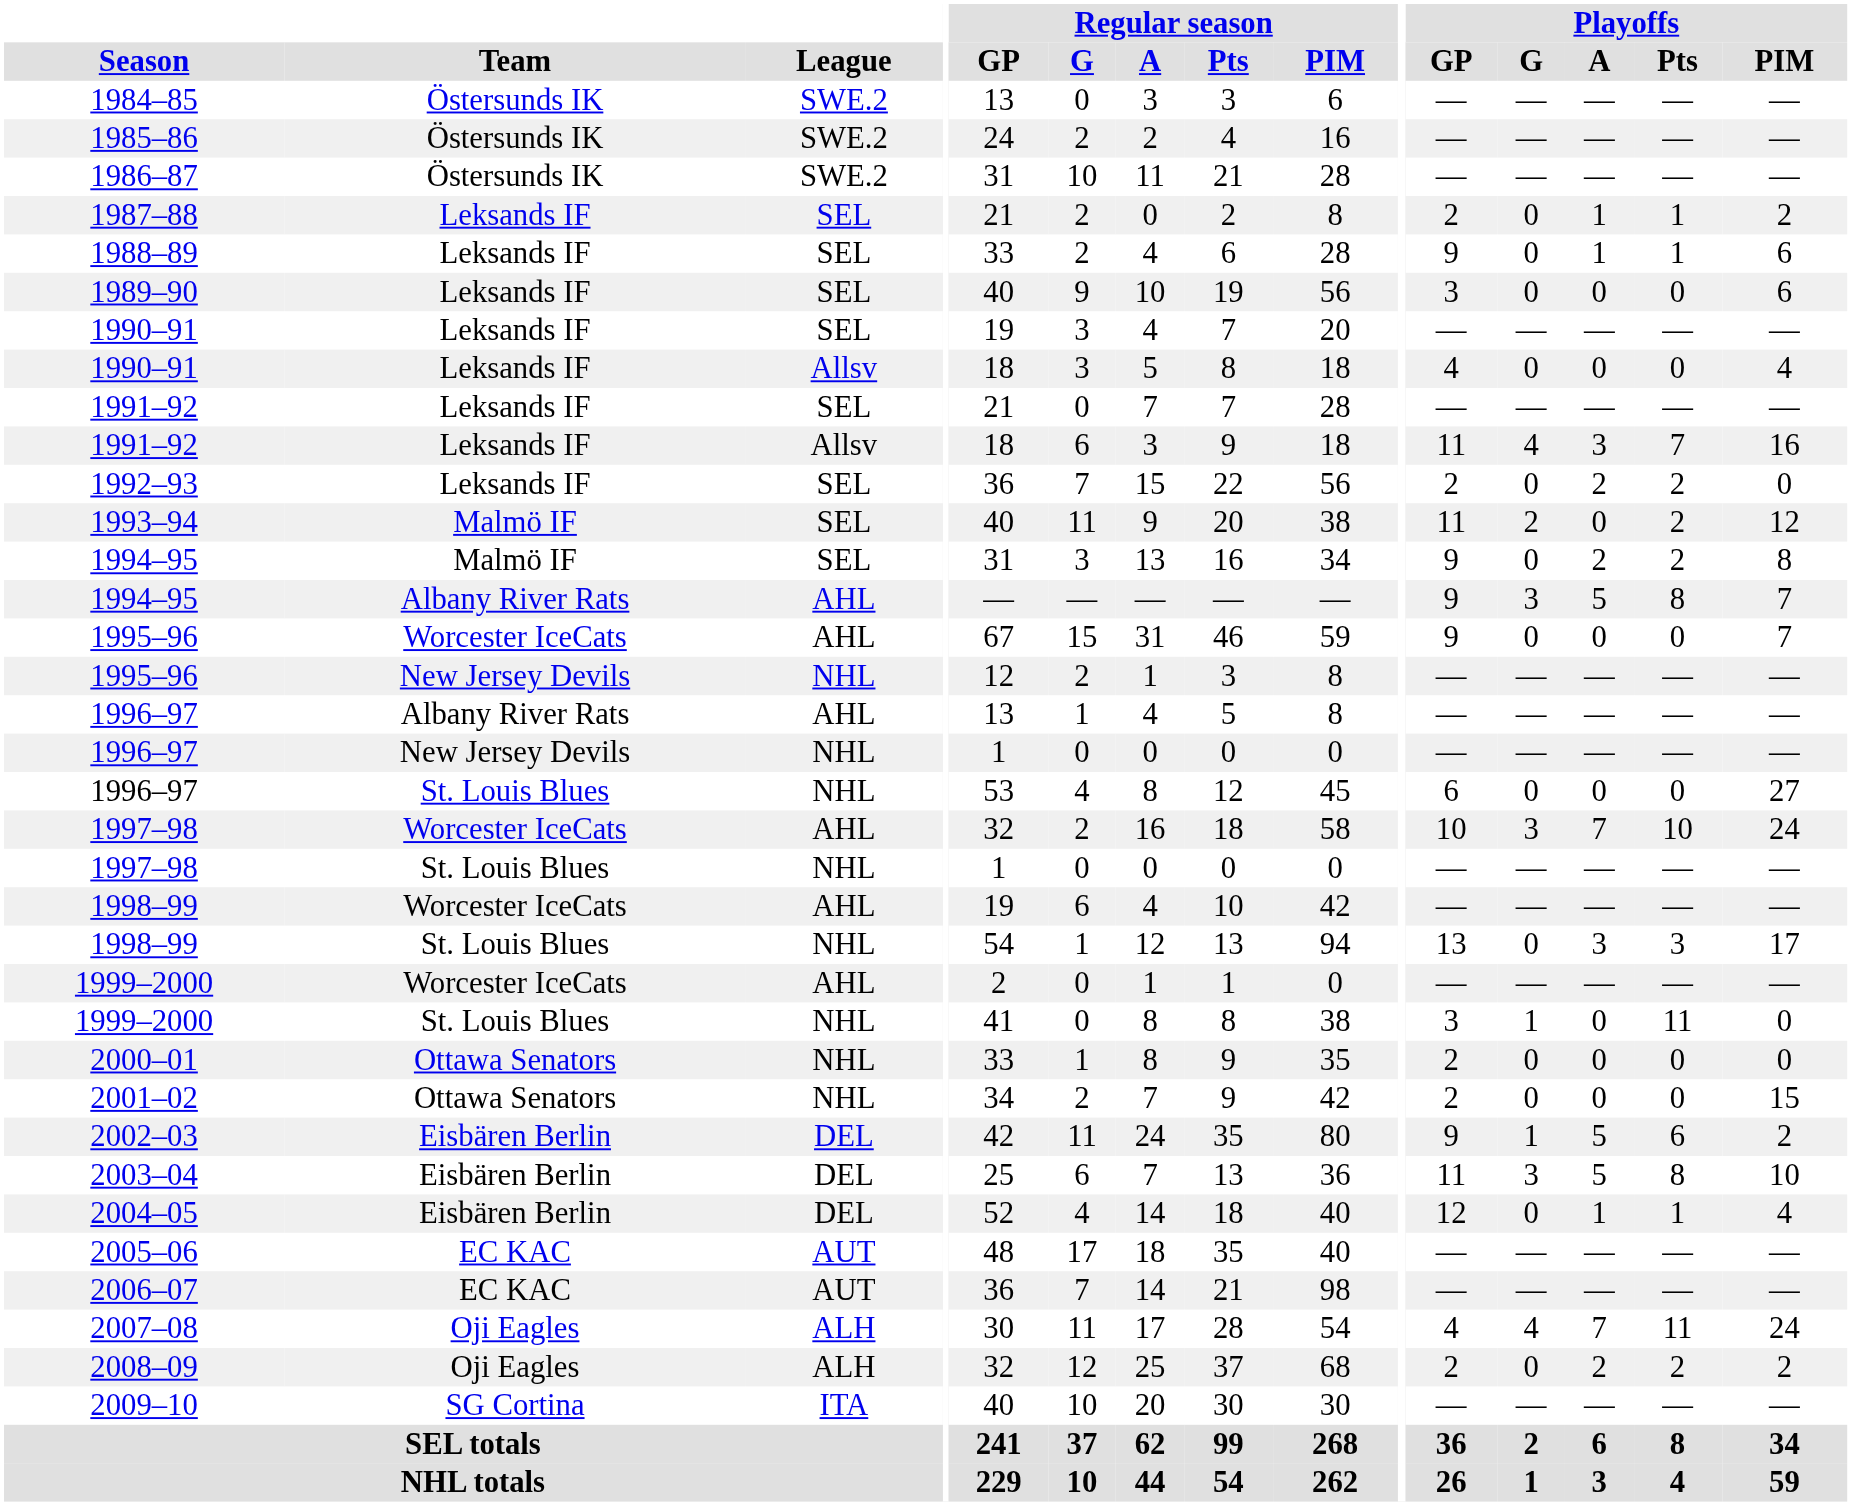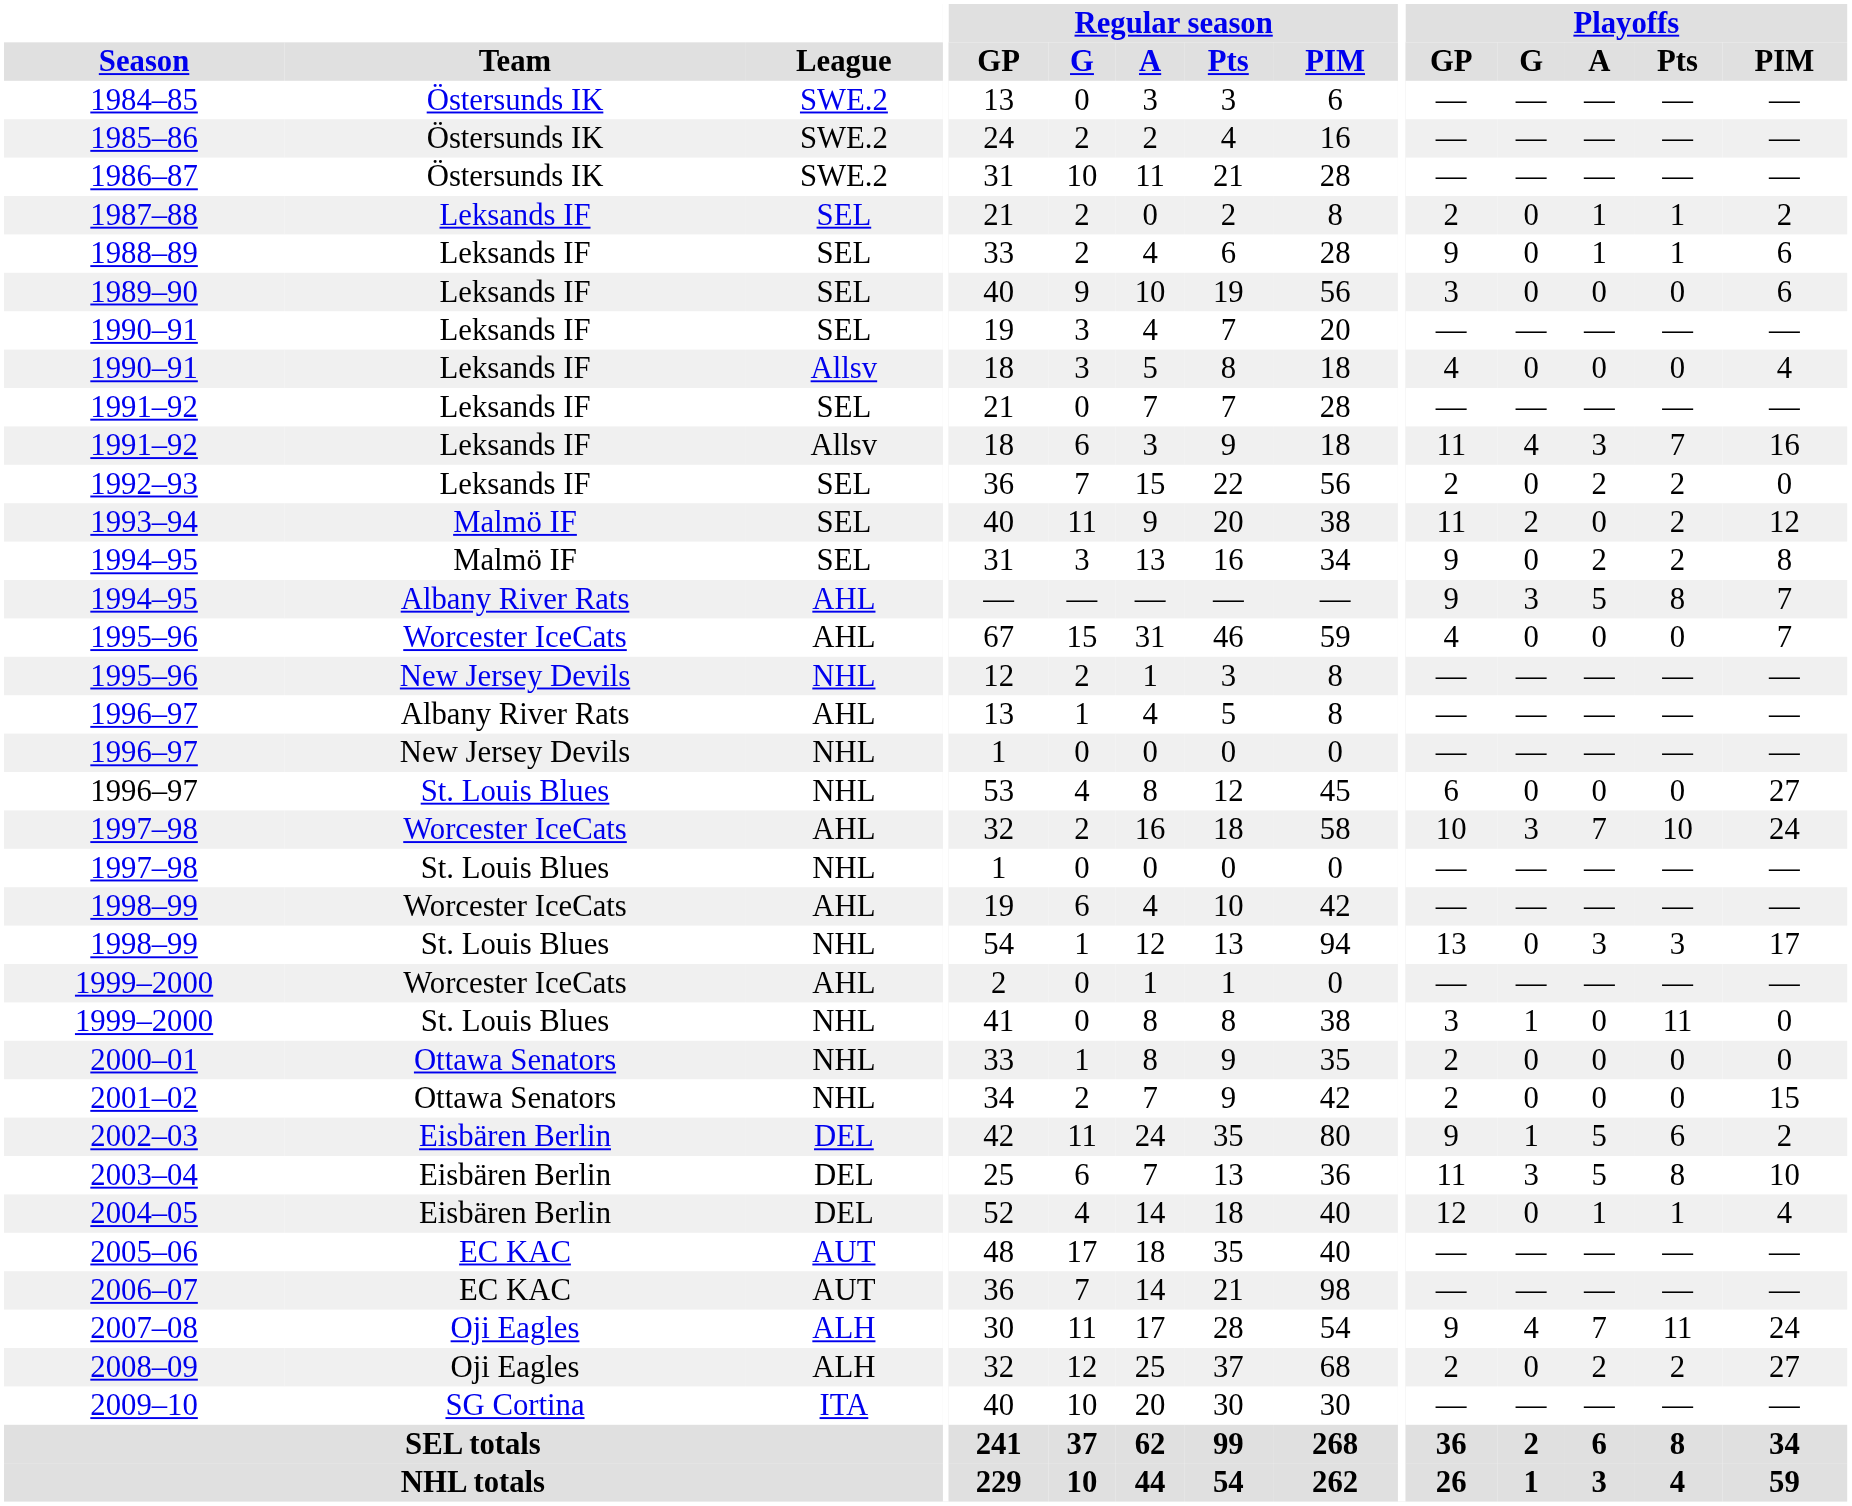(1451, 637) 9 -> (1451, 637) 4
(1451, 1328) 4 -> (1451, 1328) 9
(1784, 1366) 2 -> (1784, 1366) 27
